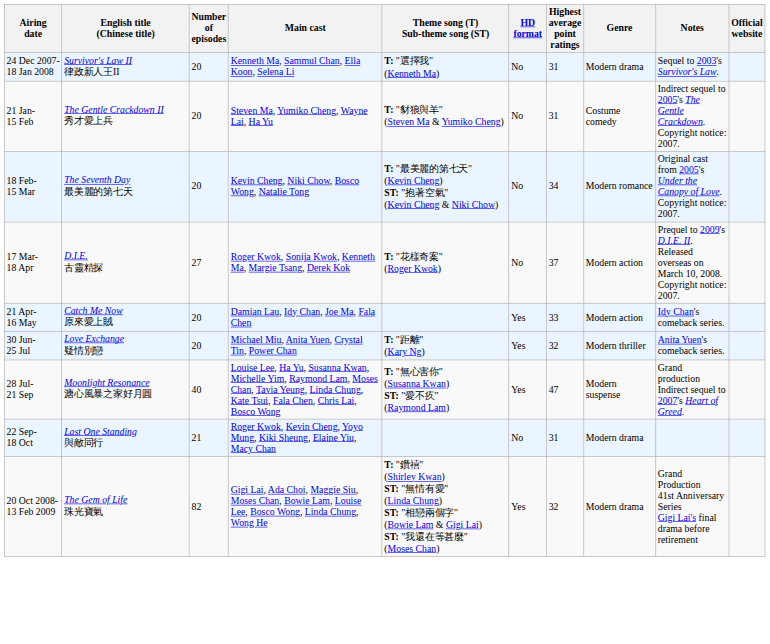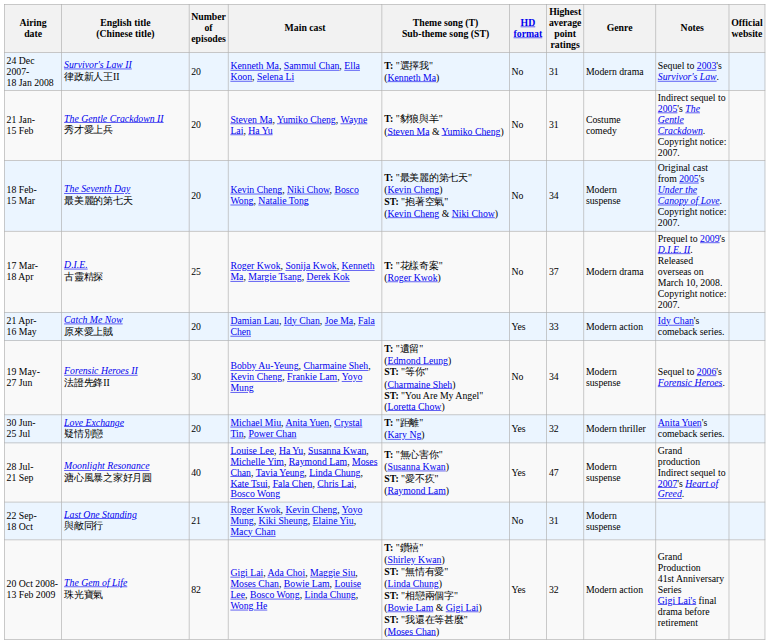(619, 186) Modern romance -> (603, 195) Modern suspense
(196, 262) 27 -> (196, 271) 25
(614, 262) Modern action -> (615, 271) Modern drama
+ row: (23, 377)
(615, 438) Modern drama -> (603, 521) Modern suspense
(615, 506) Modern drama -> (614, 589) Modern action
